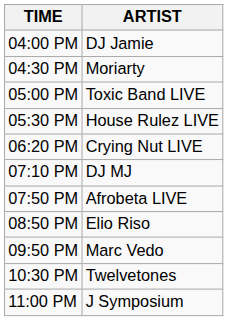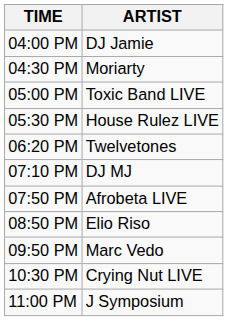(144, 146) Crying Nut LIVE -> (131, 146) Twelvetones
(131, 276) Twelvetones -> (144, 276) Crying Nut LIVE
